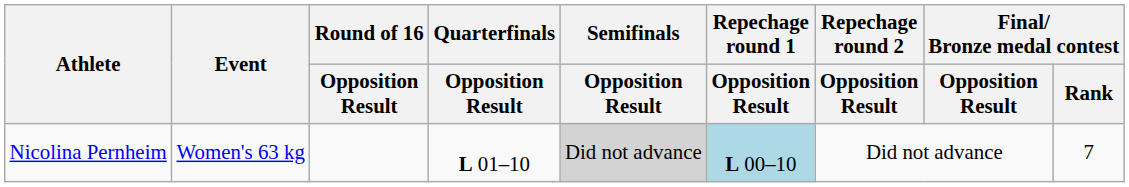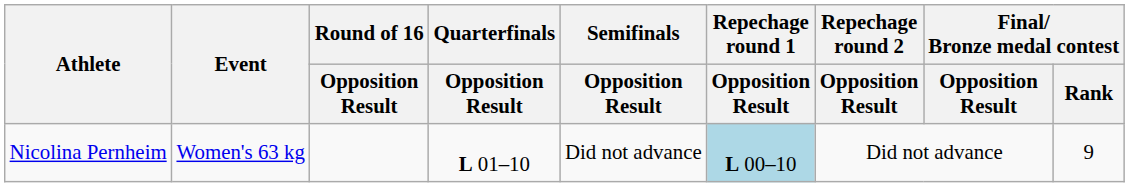(633, 152) lightgrey background -> (633, 152) no background
(1089, 152) 7 -> (1089, 152) 9
